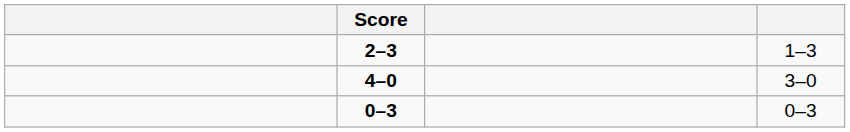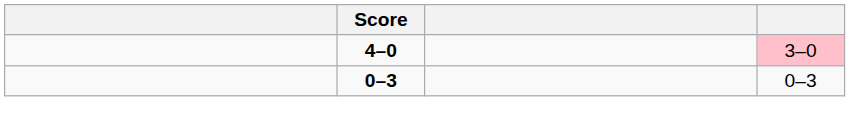- row: (381, 50)
(801, 80) no background -> (801, 50) pink background
